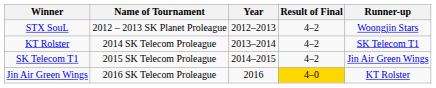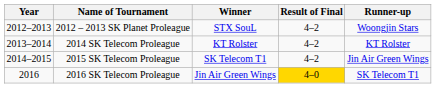columns swapped: (253, 12) <-> (47, 12)
(388, 43) SK Telecom T1 -> (388, 43) KT Rolster
(388, 75) KT Rolster -> (388, 75) SK Telecom T1
